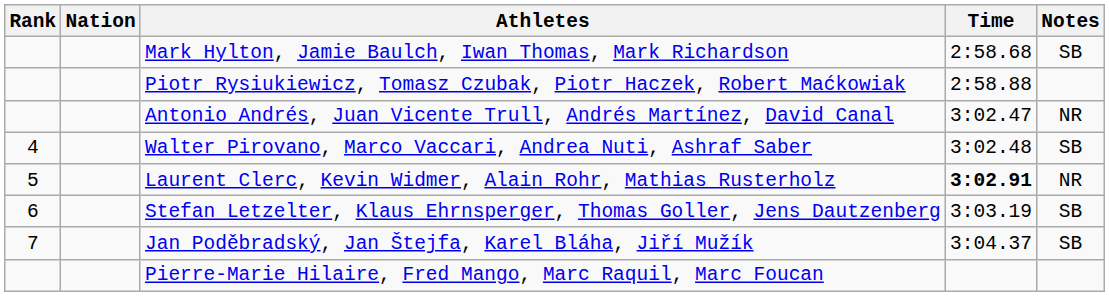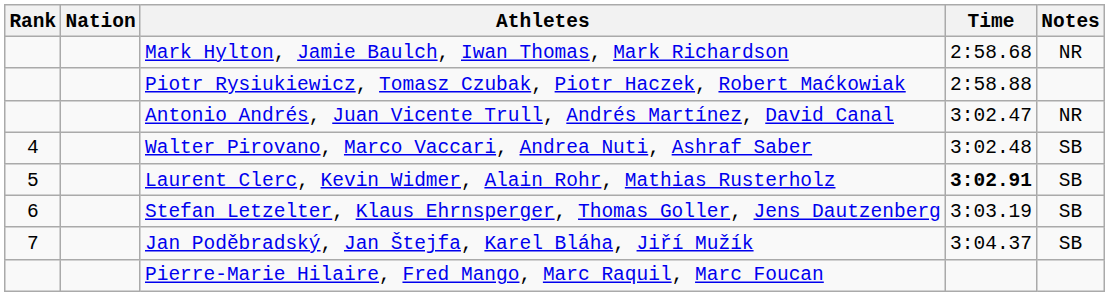(1071, 52) SB -> (1071, 52) NR
(1071, 180) NR -> (1071, 180) SB
